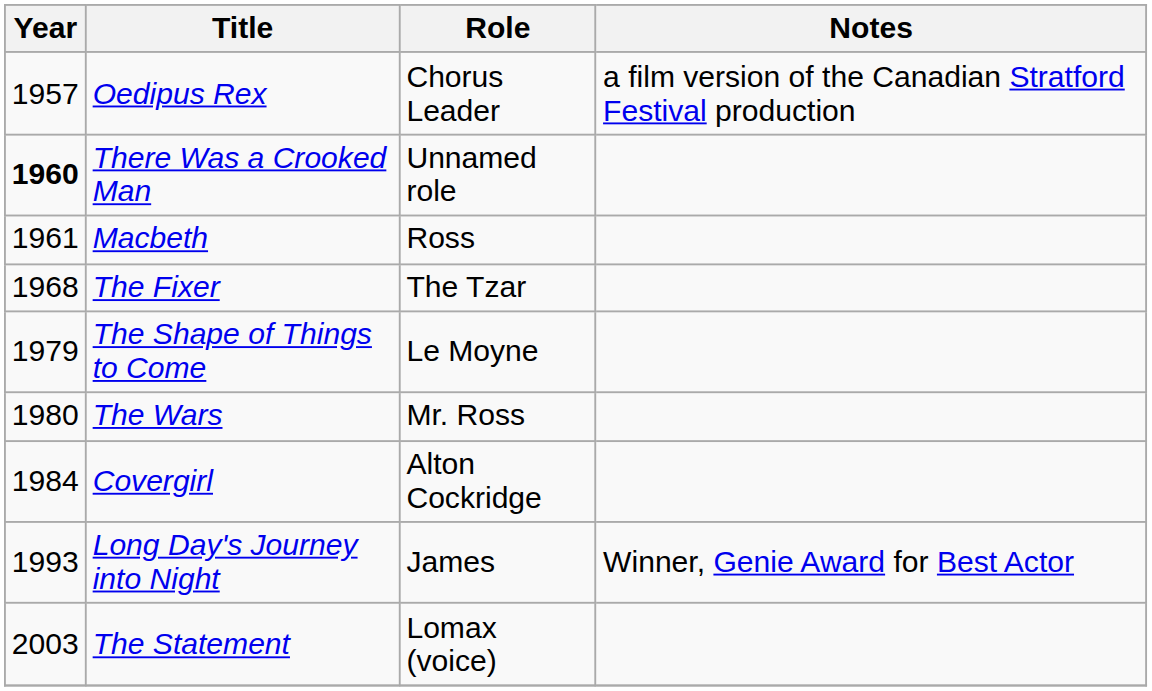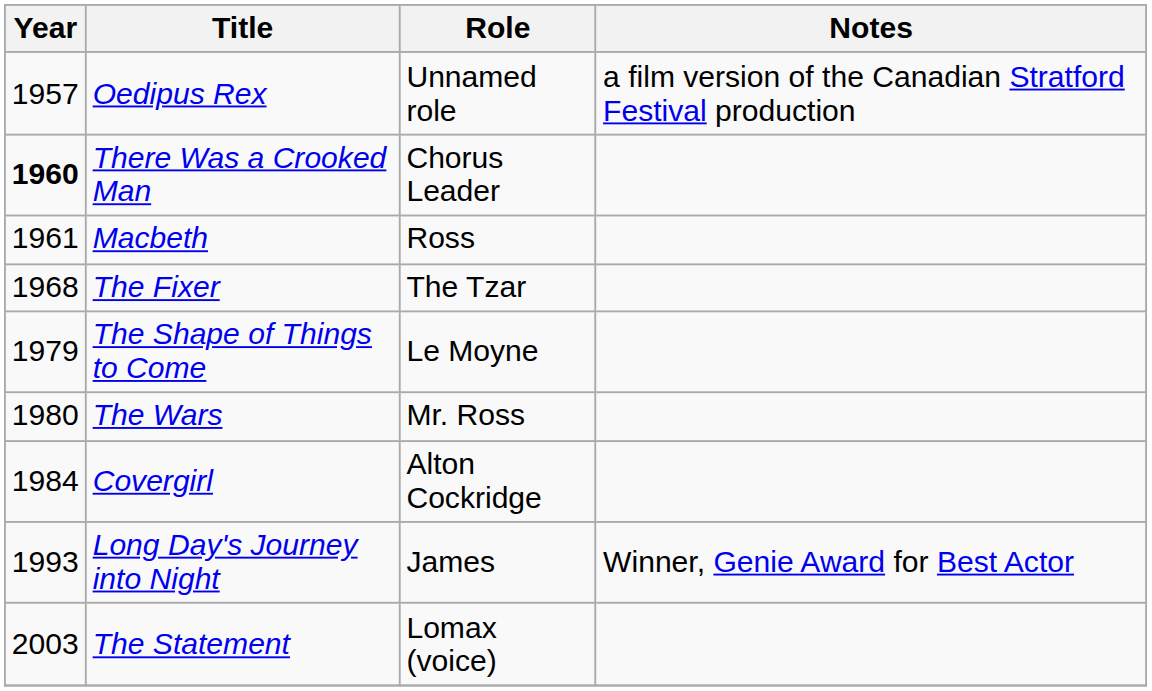(455, 92) Chorus Leader -> (472, 92) Unnamed role
(472, 174) Unnamed role -> (455, 174) Chorus Leader
